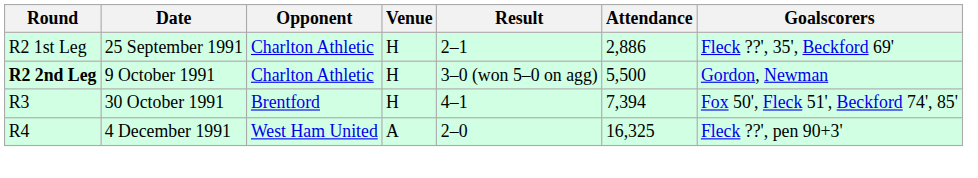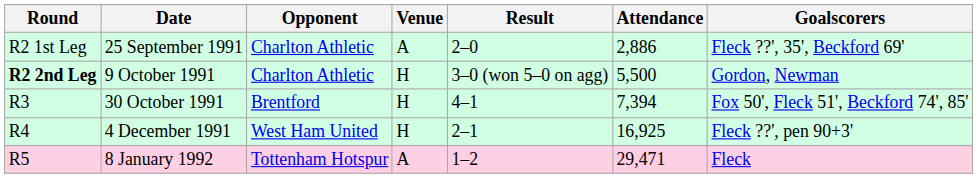(392, 46) H -> (403, 46) A
(454, 46) 2–1 -> (465, 46) 2–0
(392, 131) A -> (403, 131) H
(454, 131) 2–0 -> (465, 131) 2–1
(630, 131) 16,325 -> (641, 131) 16,925
+ row: (159, 159)
